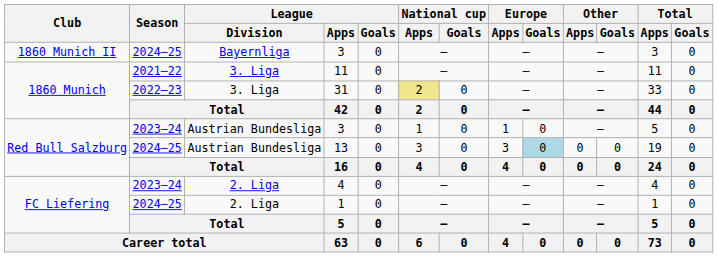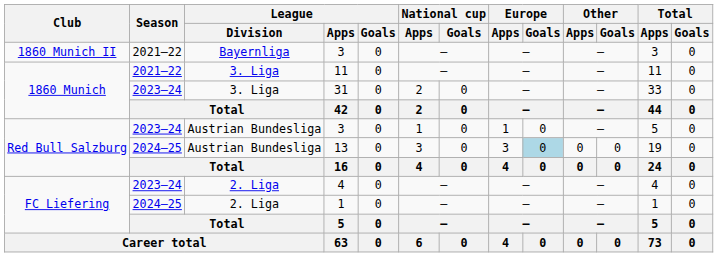(157, 52) 2024–25 -> (157, 52) 2021–22
(157, 90) 2022–23 -> (157, 90) 2023–24
(419, 90) khaki background -> (419, 90) no background
